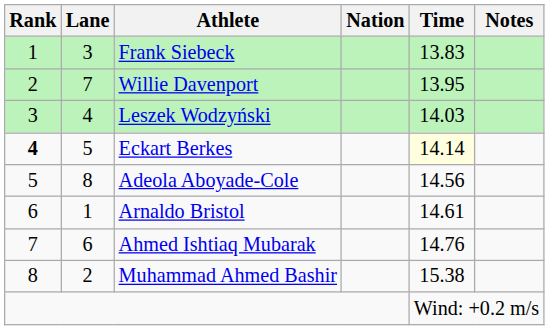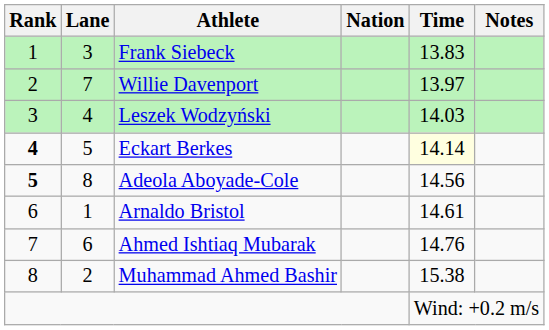(442, 84) 13.95 -> (442, 84) 13.97
(33, 180) normal -> (33, 180) bold
